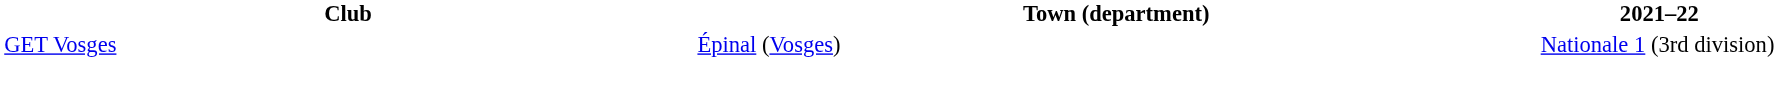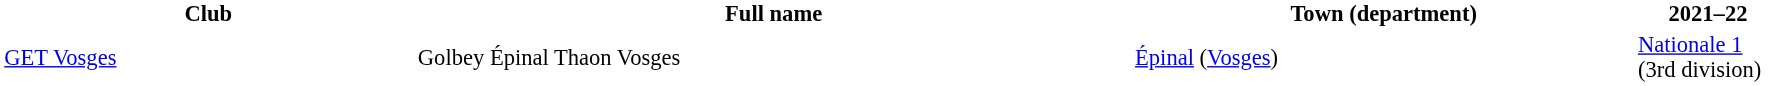+ column: (774, 13)
